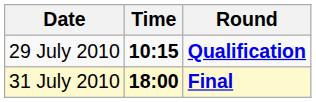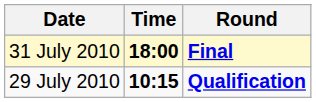rows swapped: (64, 50) <-> (64, 81)
